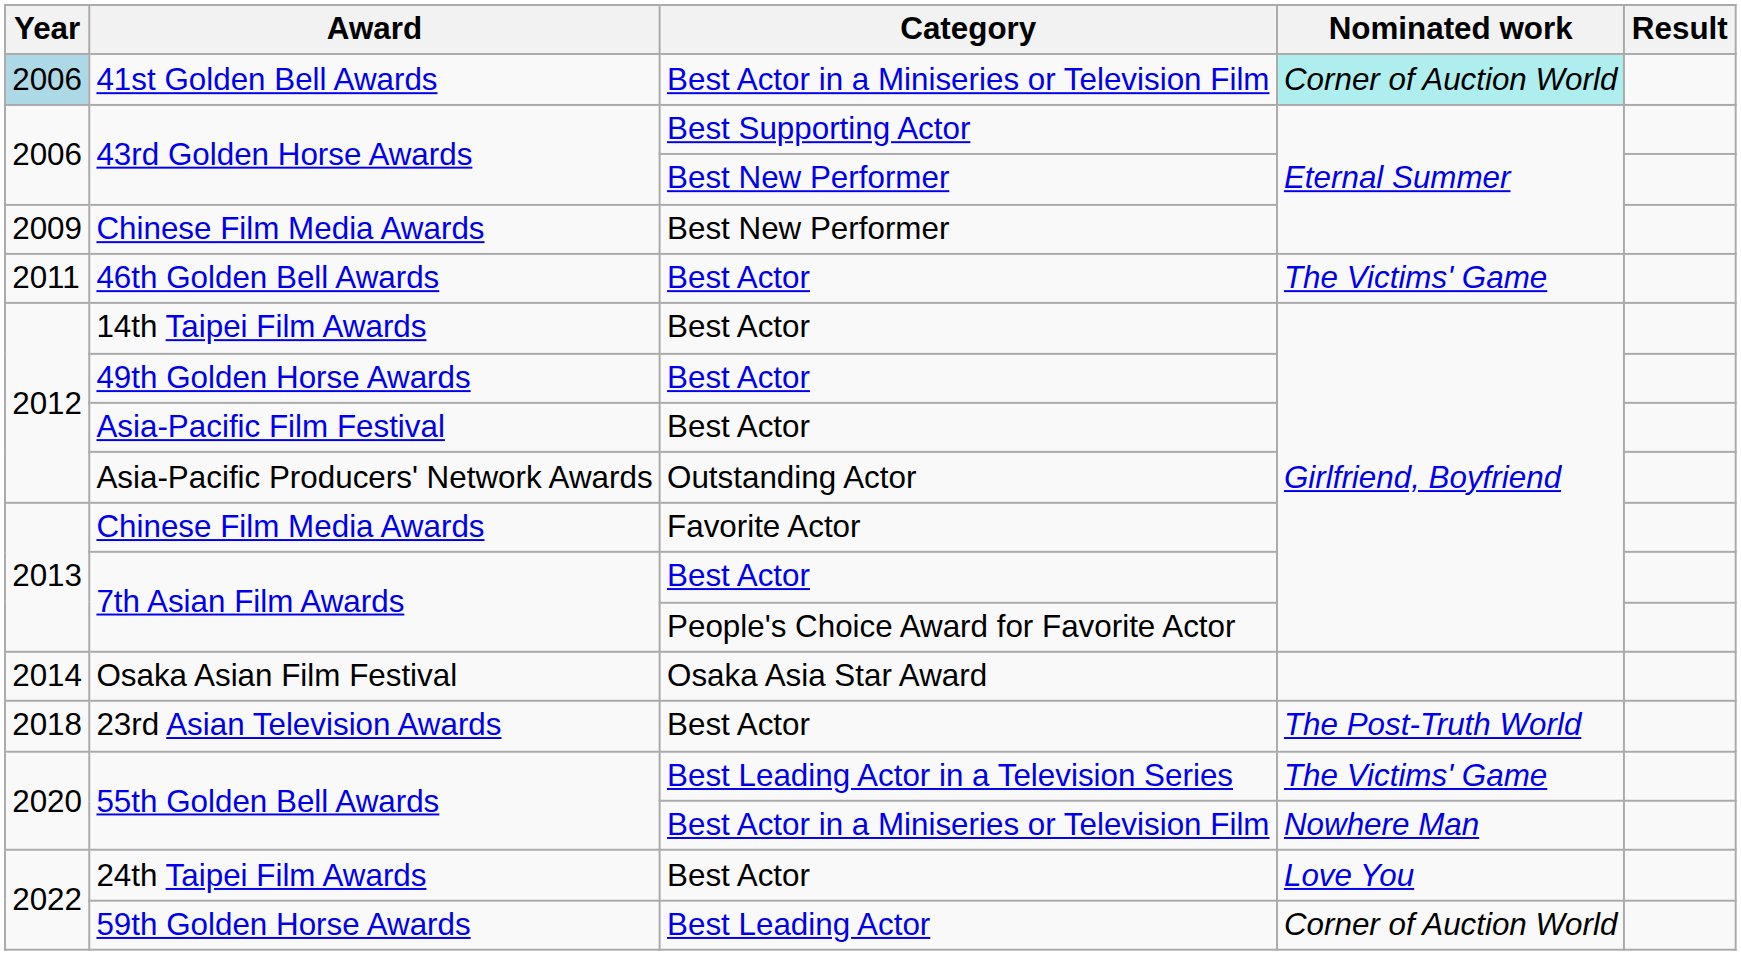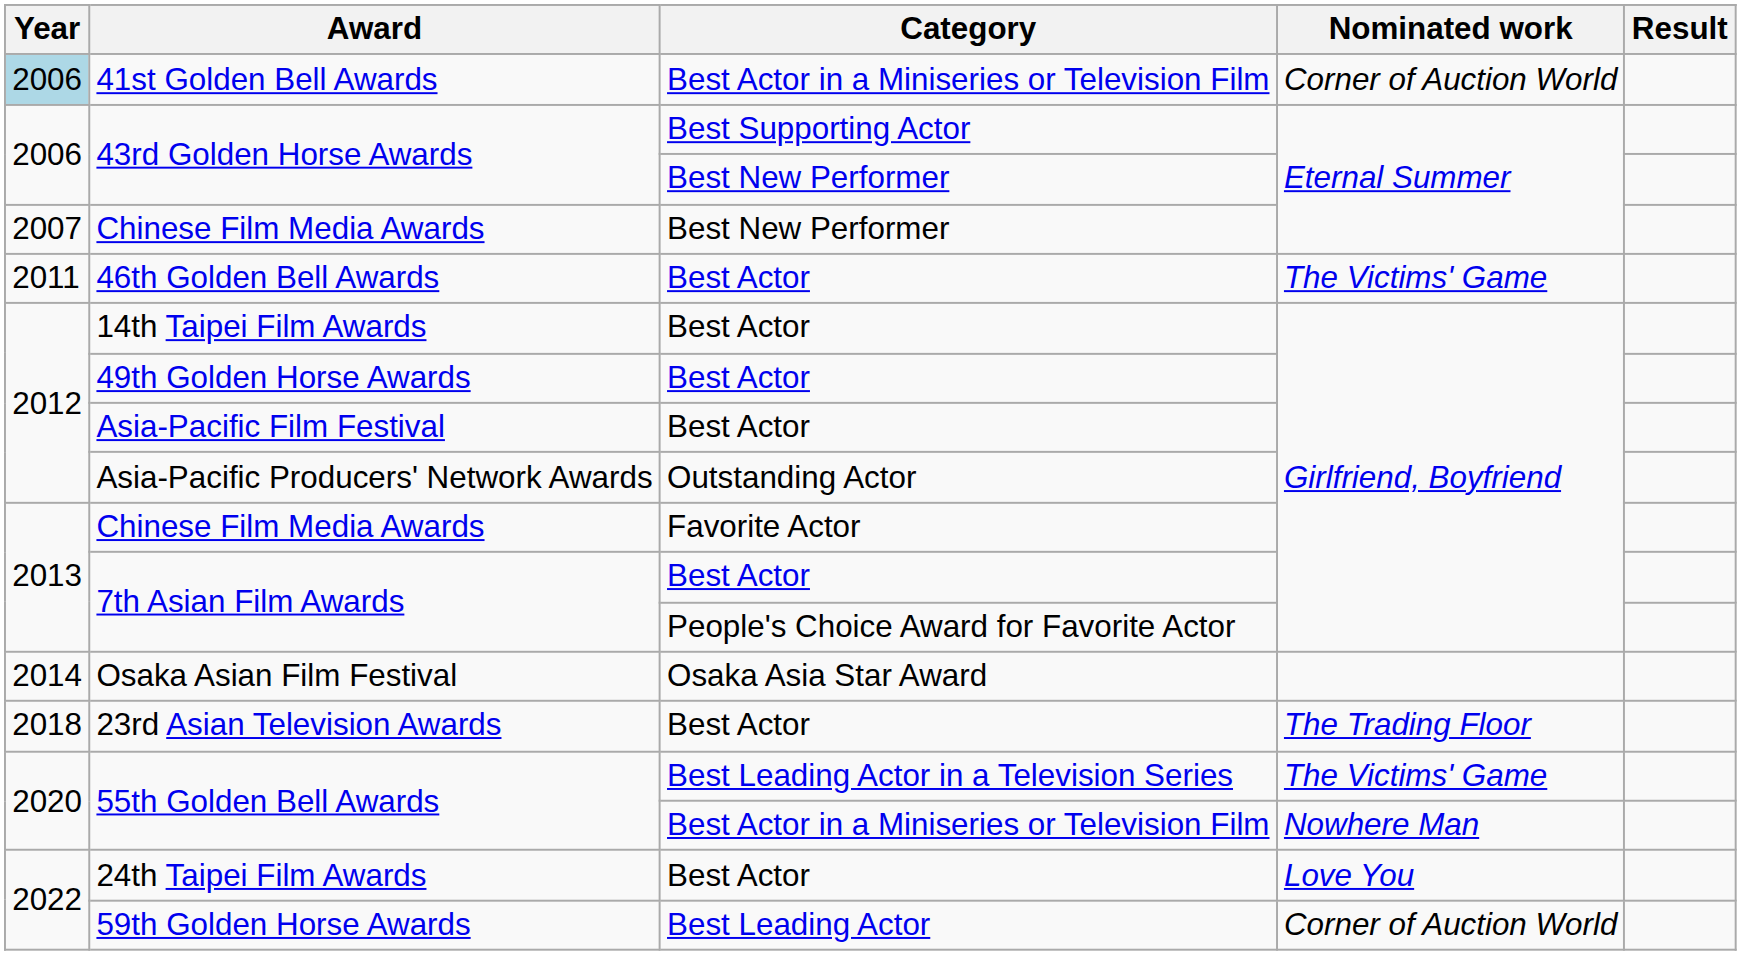(1451, 79) paleturquoise background -> (1451, 79) no background
(47, 228) 2009 -> (47, 228) 2007
(1433, 725) The Post-Truth World -> (1407, 725) The Trading Floor
